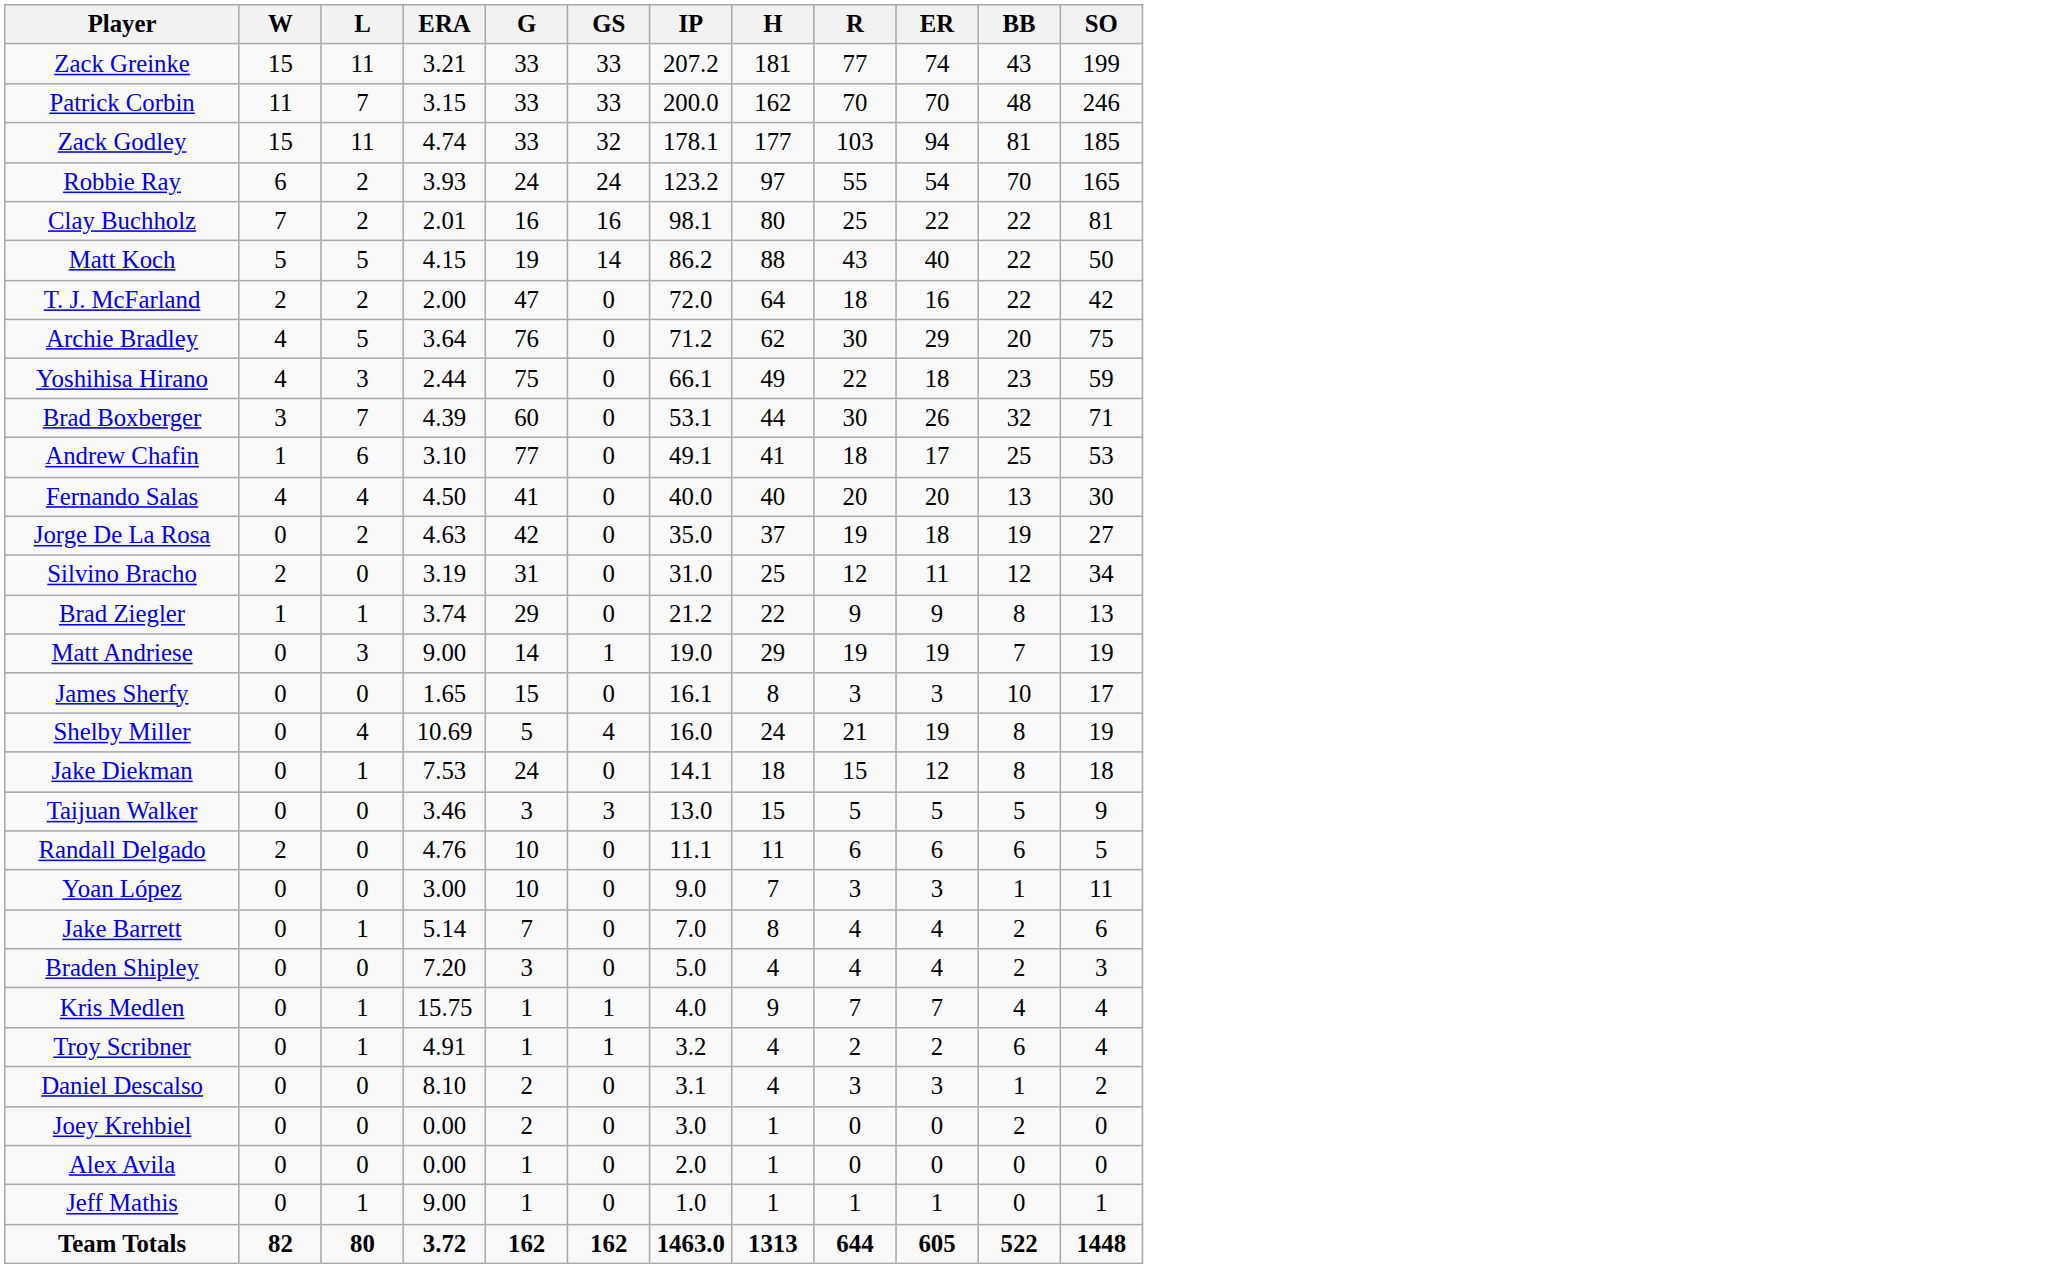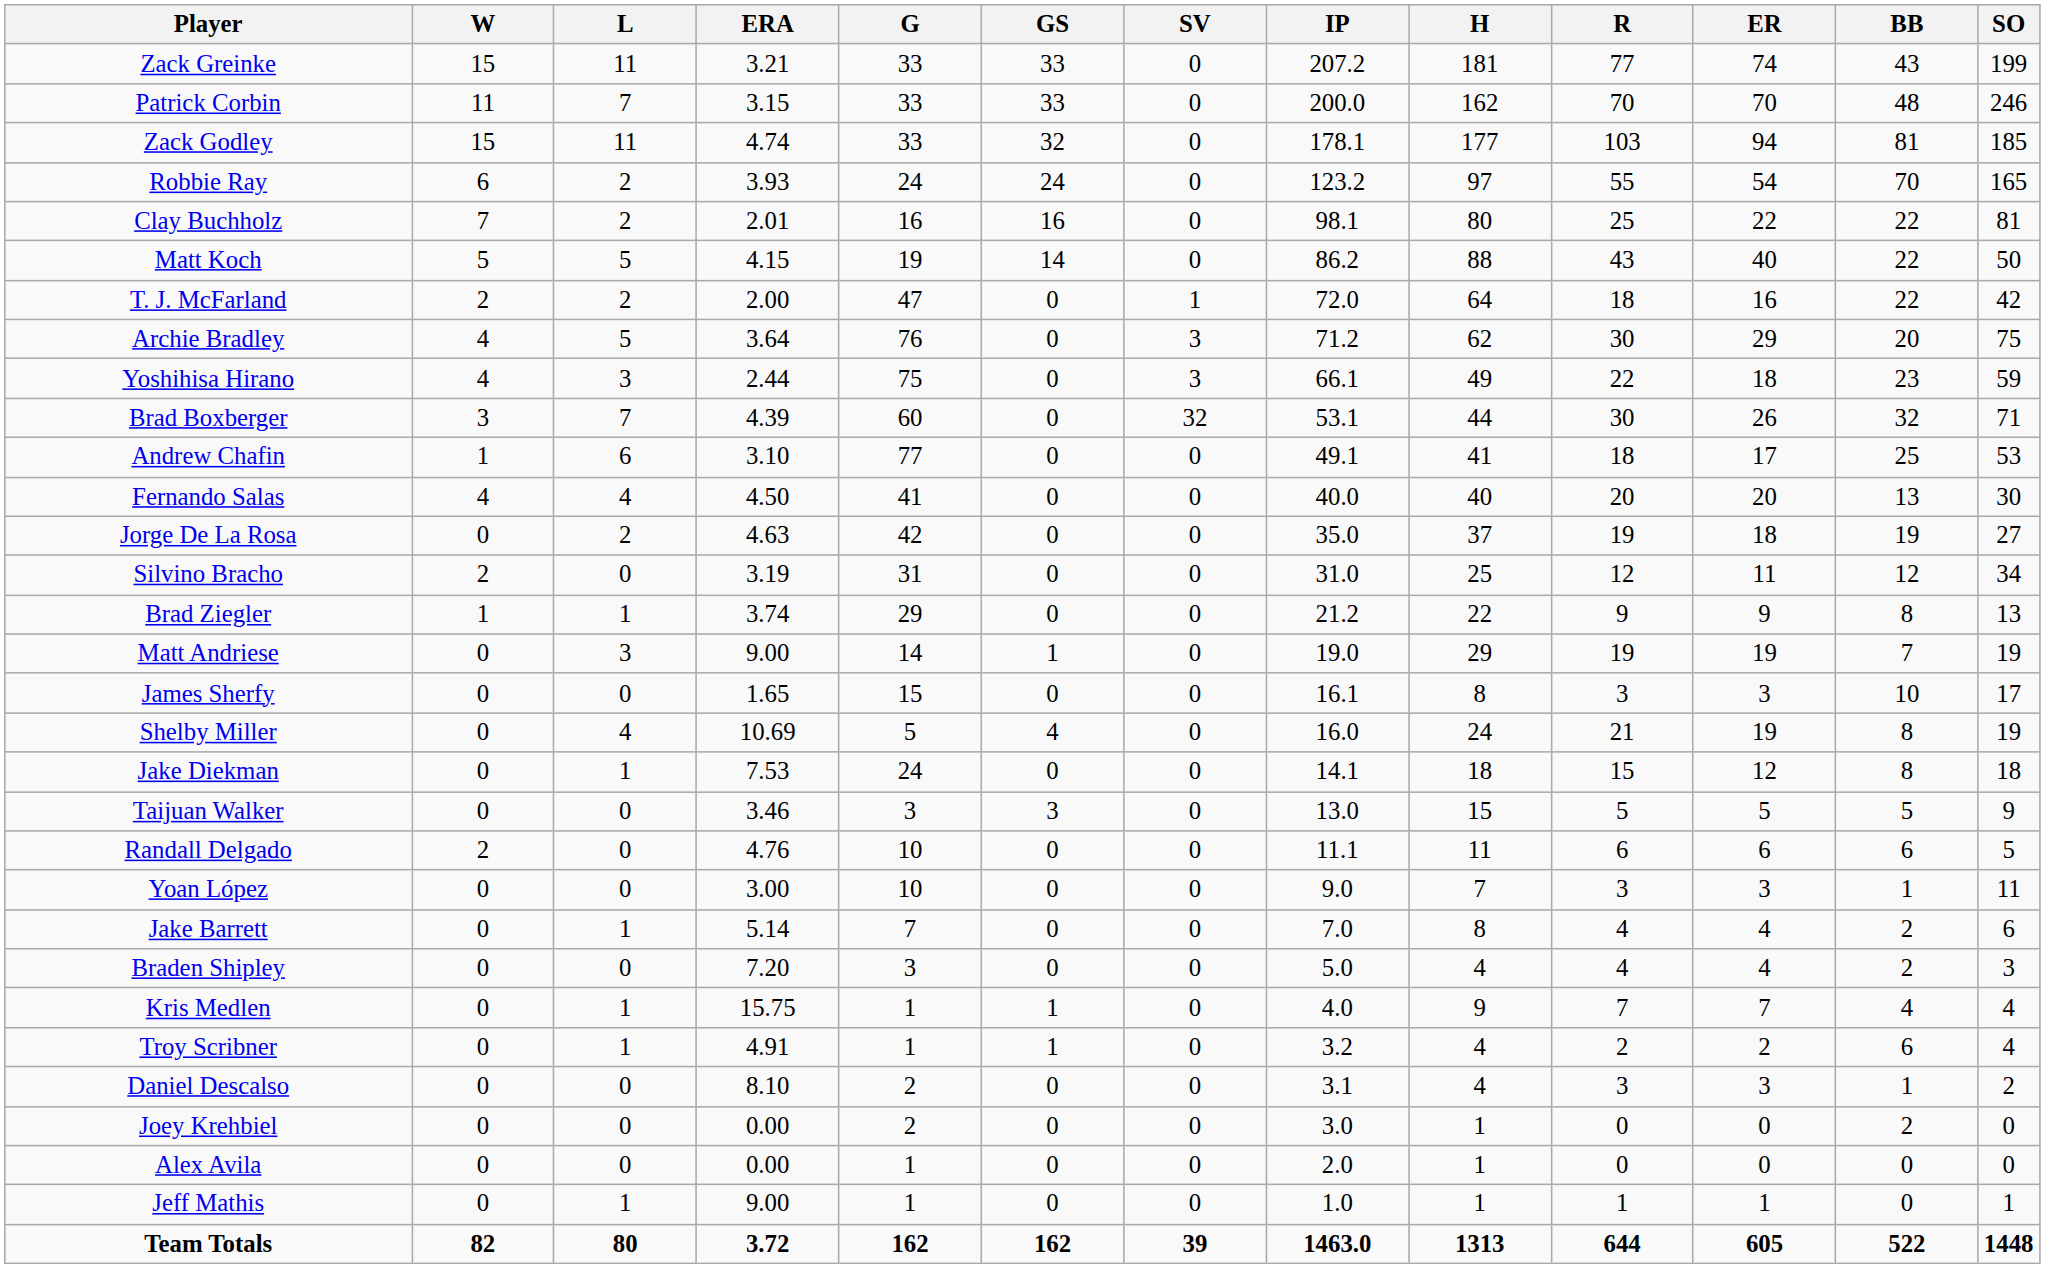+ column: (1195, 24)
